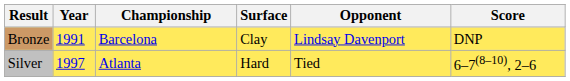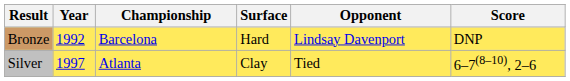(70, 38) 1991 -> (70, 38) 1992
(254, 38) Clay -> (255, 38) Hard
(255, 63) Hard -> (254, 63) Clay
